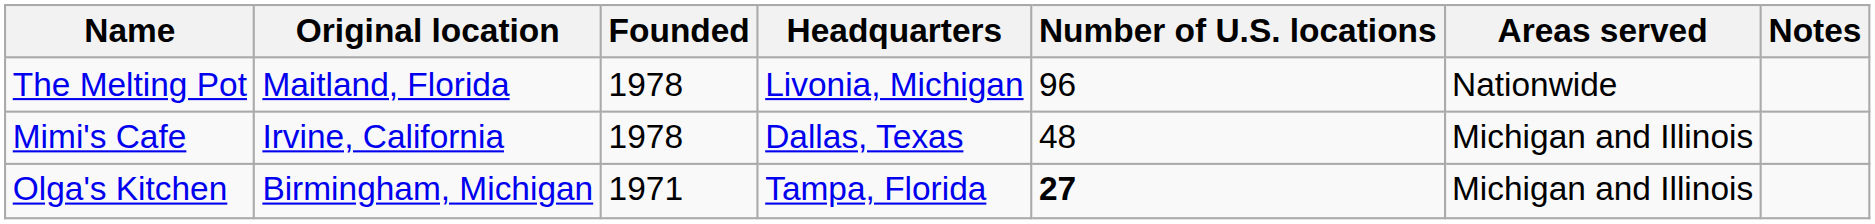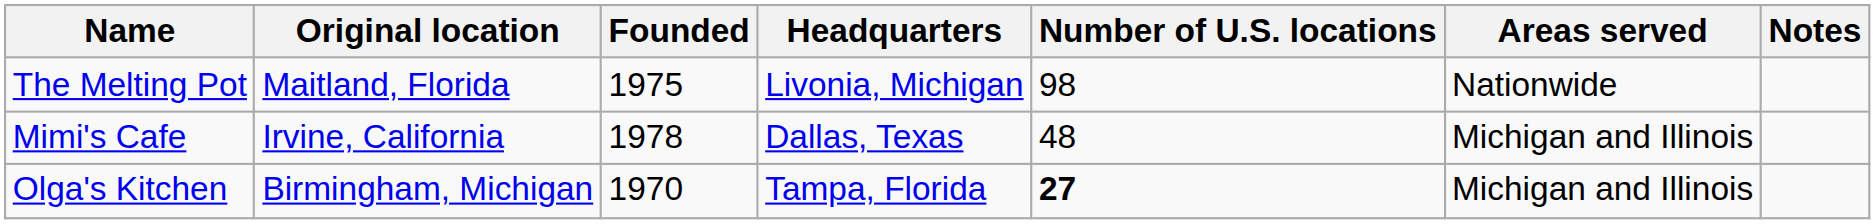(646, 84) 1978 -> (646, 84) 1975
(1058, 84) 96 -> (1058, 84) 98
(646, 190) 1971 -> (646, 190) 1970
